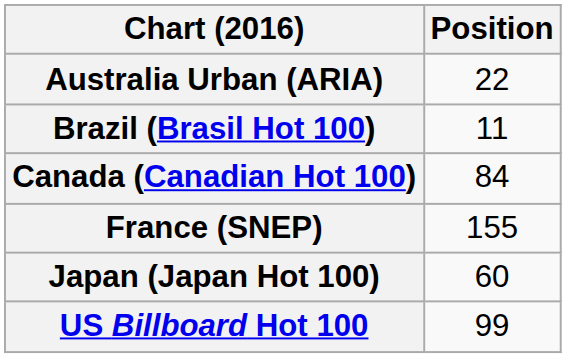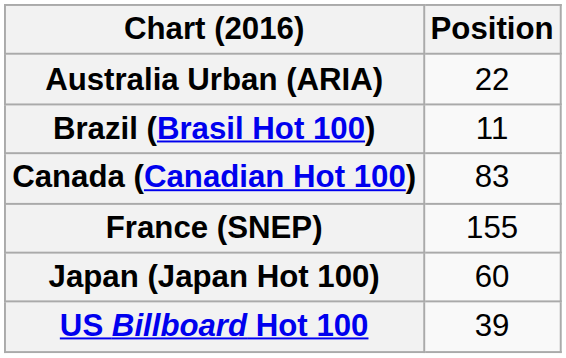(492, 177) 84 -> (492, 177) 83
(492, 326) 99 -> (492, 326) 39
